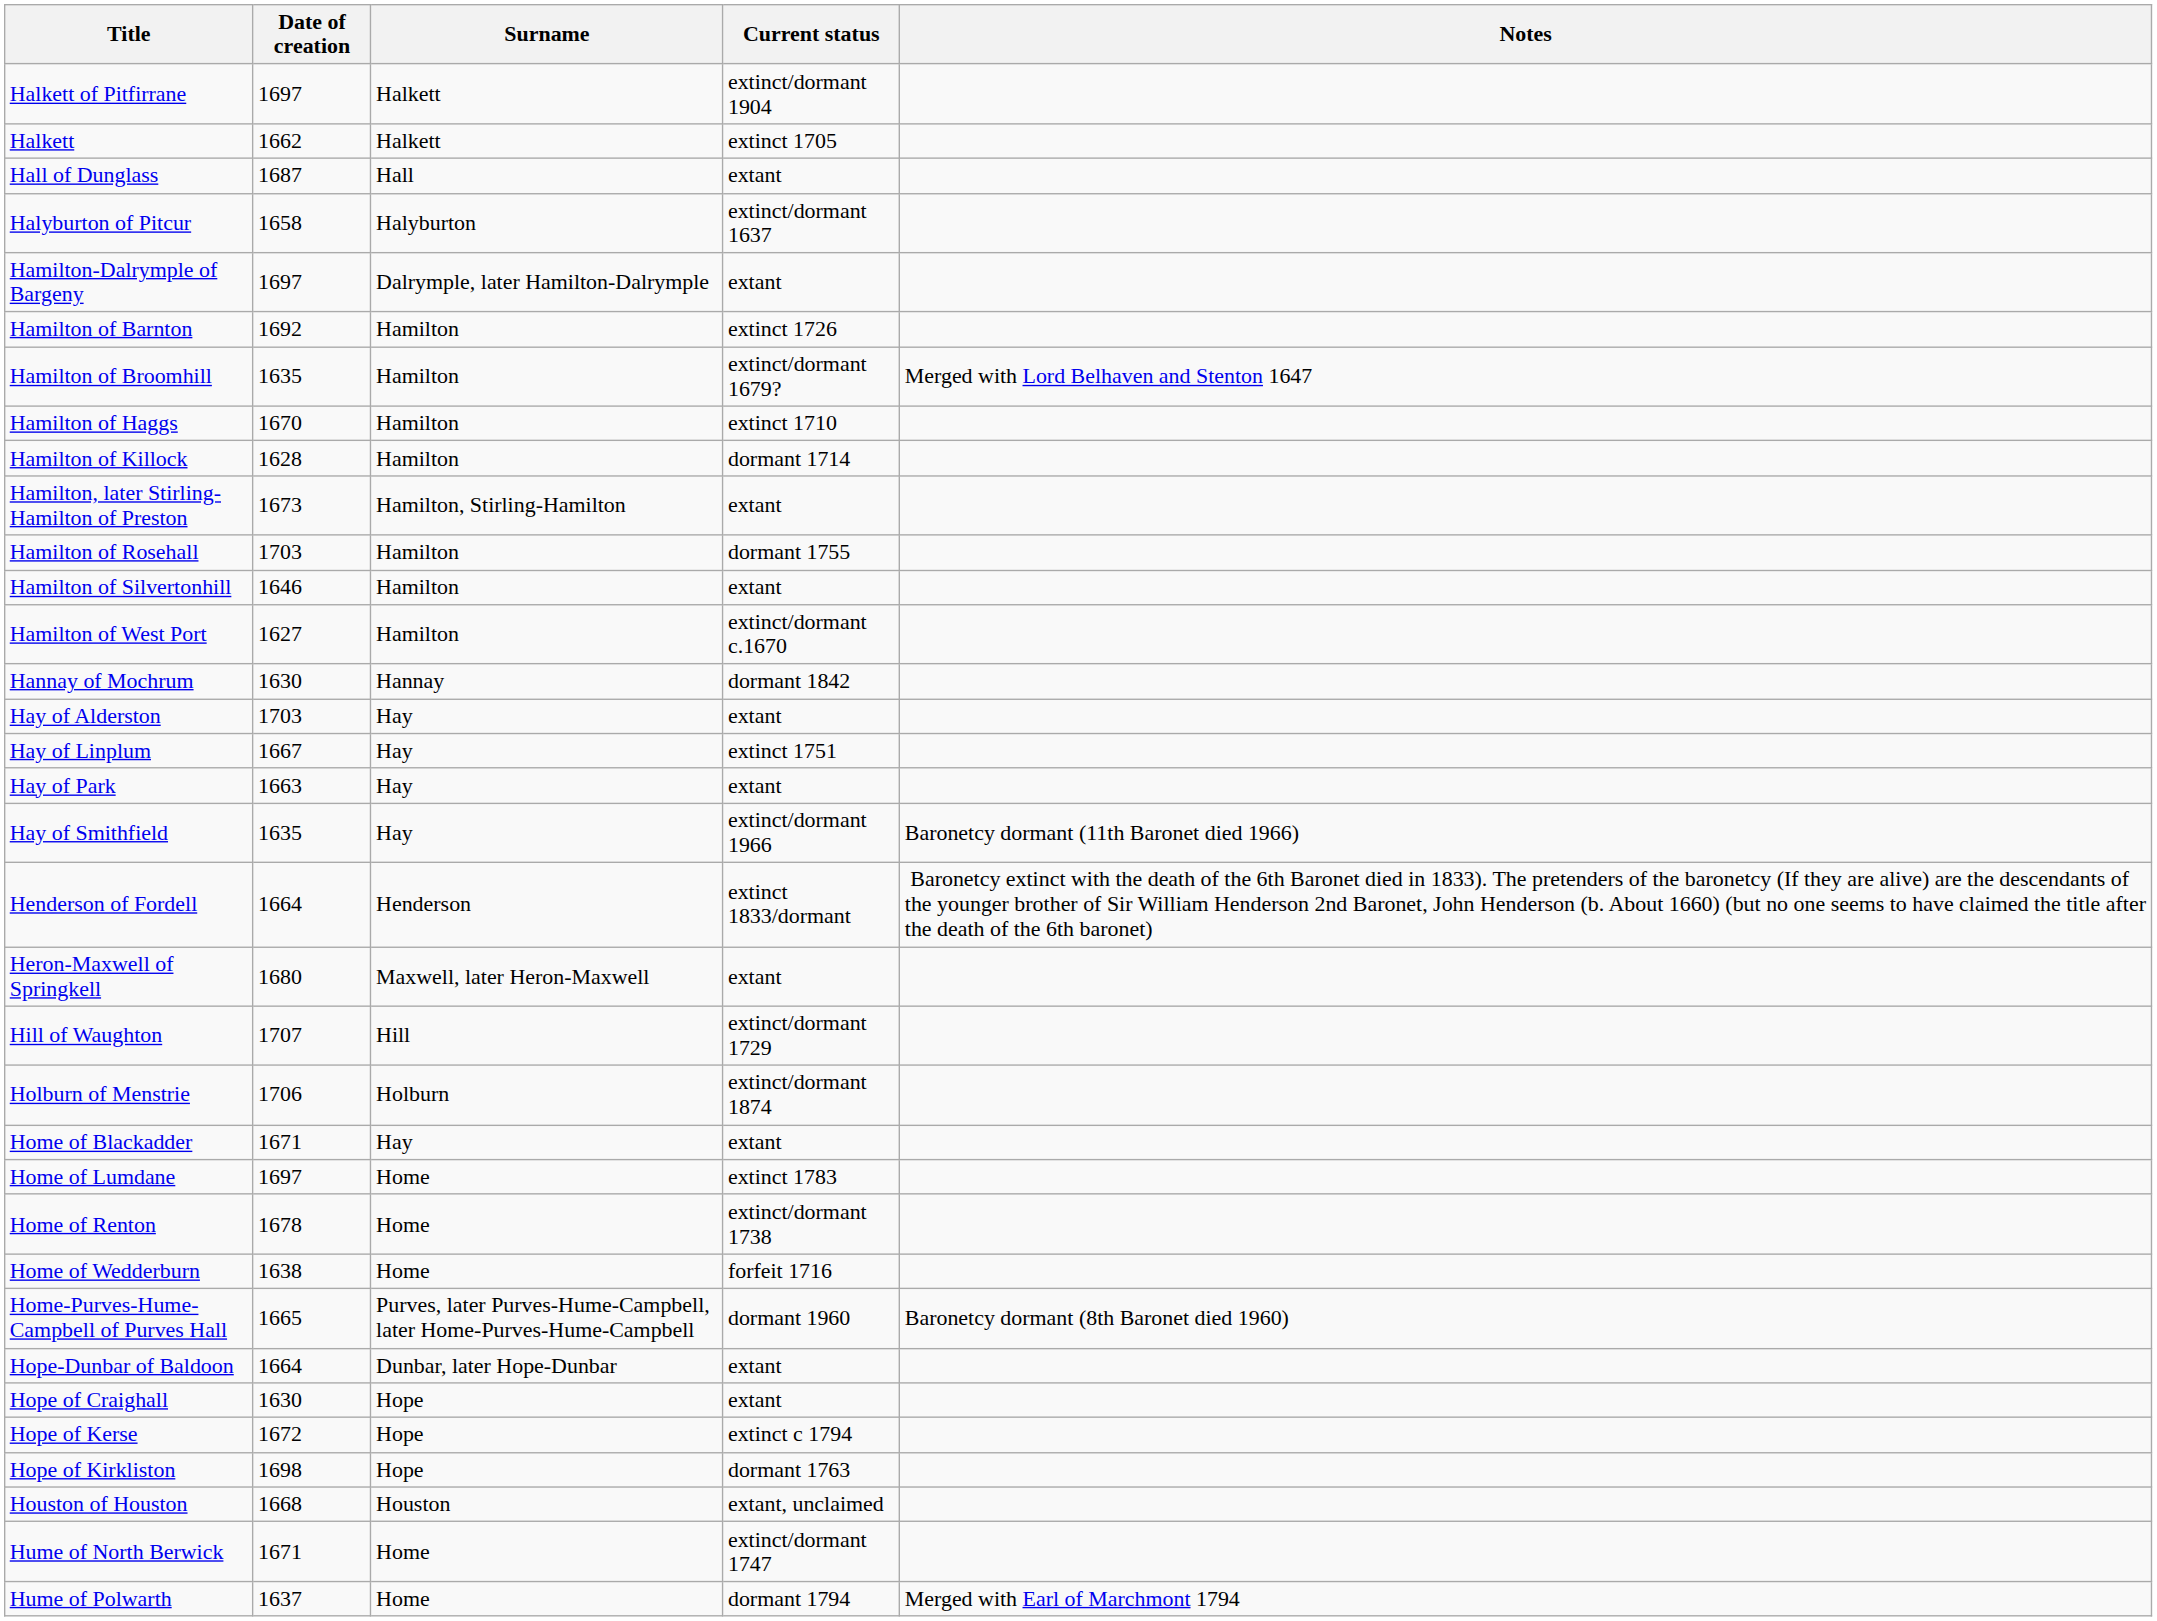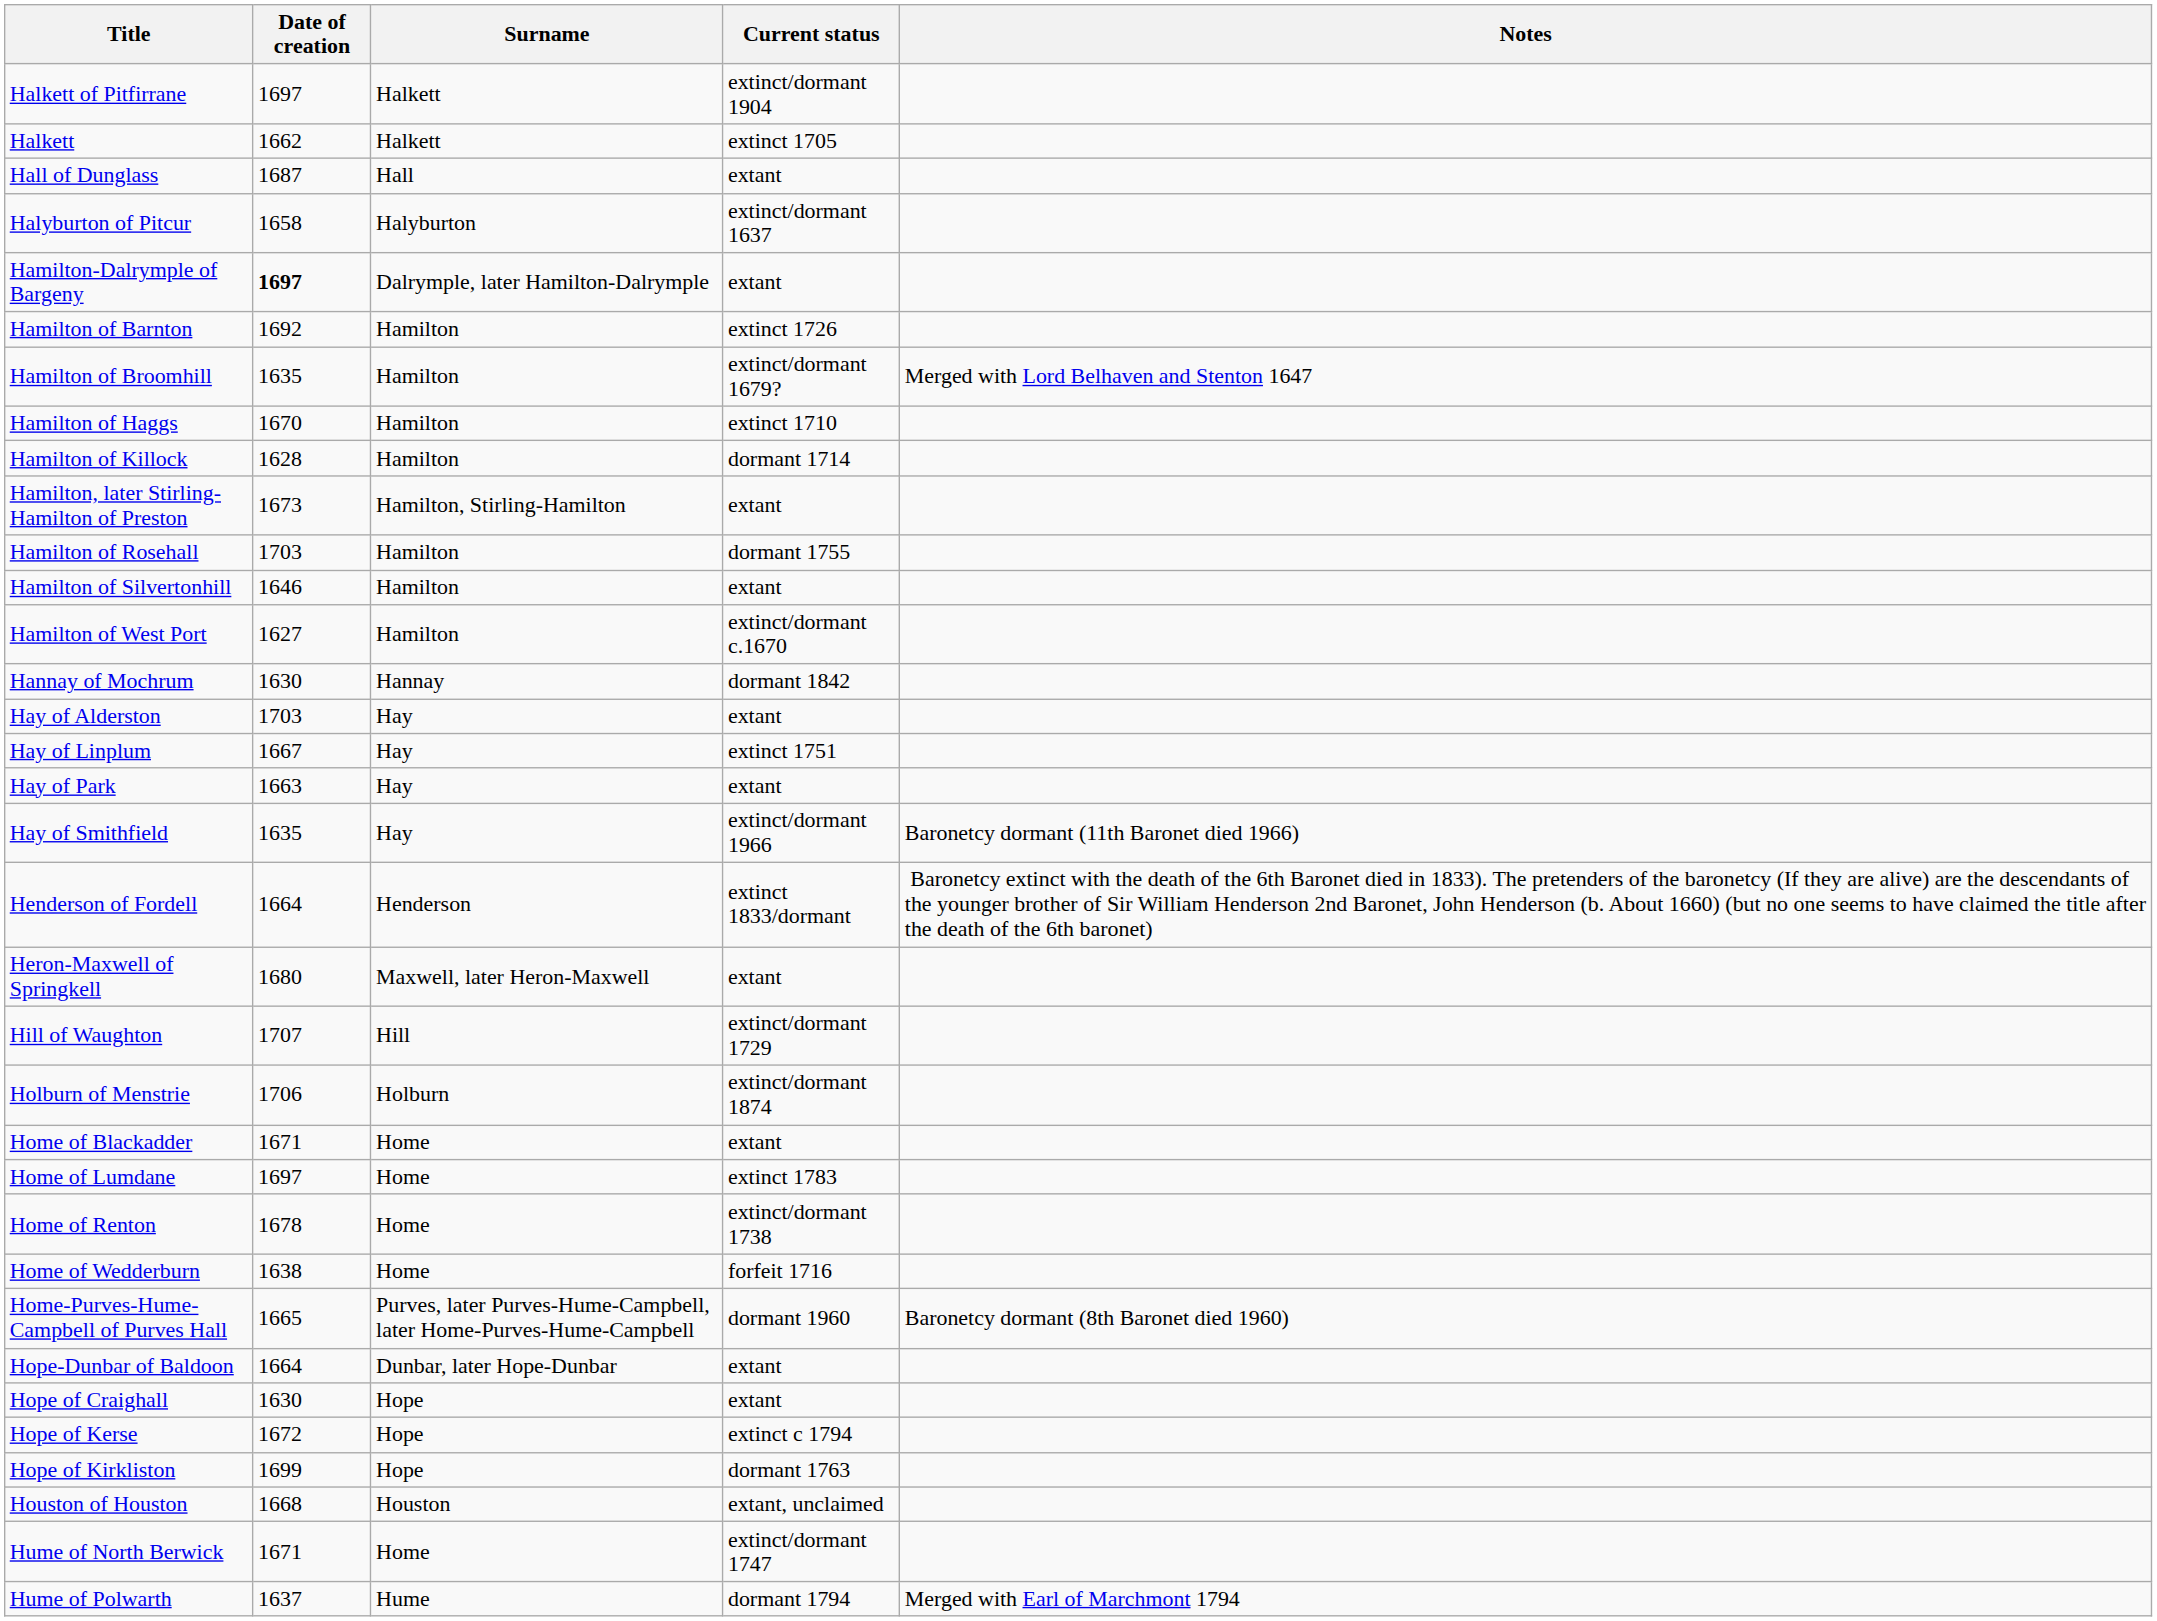(280, 282) normal -> (280, 282) bold
(394, 1142) Hay -> (403, 1142) Home
(280, 1469) 1698 -> (280, 1469) 1699
(403, 1598) Home -> (403, 1598) Hume
